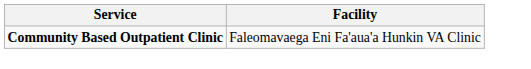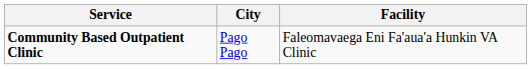+ column: (248, 15)
